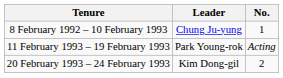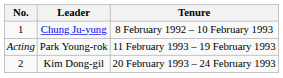columns swapped: (262, 13) <-> (88, 13)
